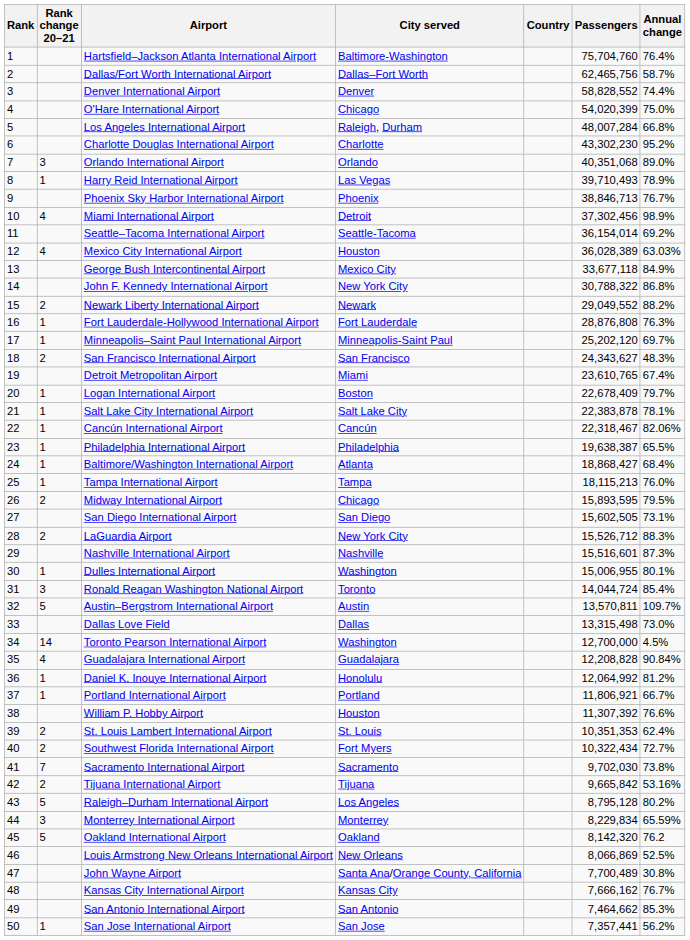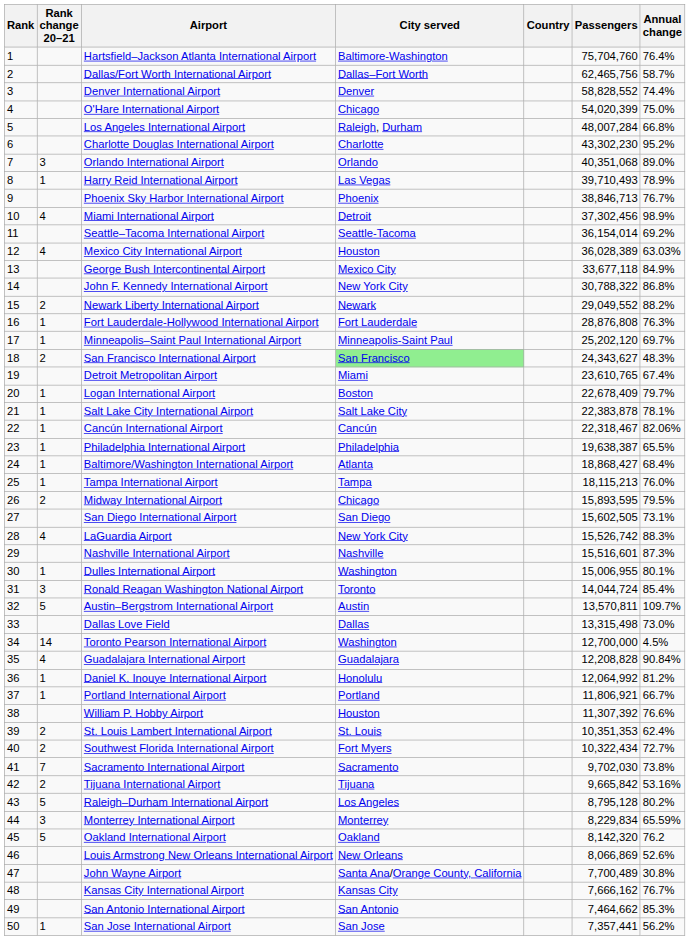(374, 358) no background -> (374, 358) lightgreen background
(43, 535) 2 -> (43, 535) 4
(610, 535) 15,526,712 -> (610, 535) 15,526,742
(659, 855) 52.5% -> (659, 855) 52.6%
